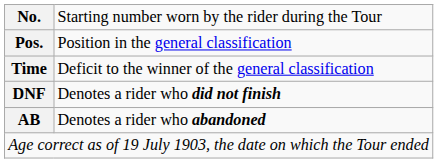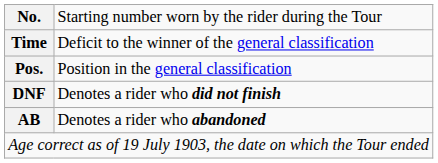rows swapped: (29, 42) <-> (29, 68)
